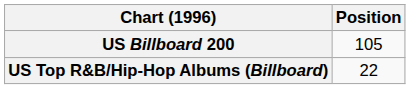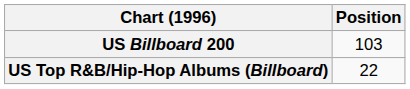(369, 44) 105 -> (369, 44) 103
